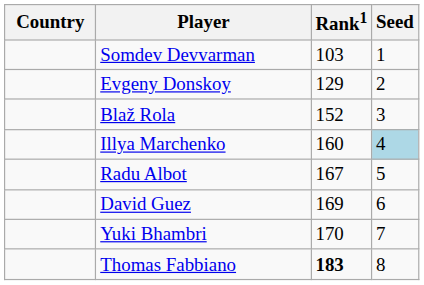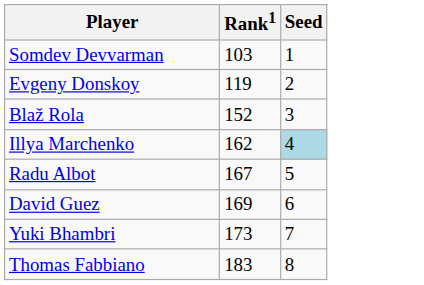- column: (50, 22)
(330, 84) 129 -> (238, 84) 119
(330, 144) 160 -> (238, 144) 162
(330, 234) 170 -> (238, 234) 173
(330, 264) bold -> (238, 264) normal
